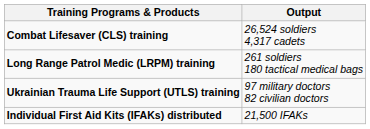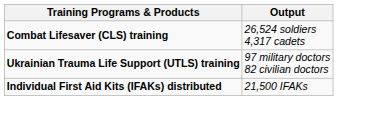- row: (111, 64)
